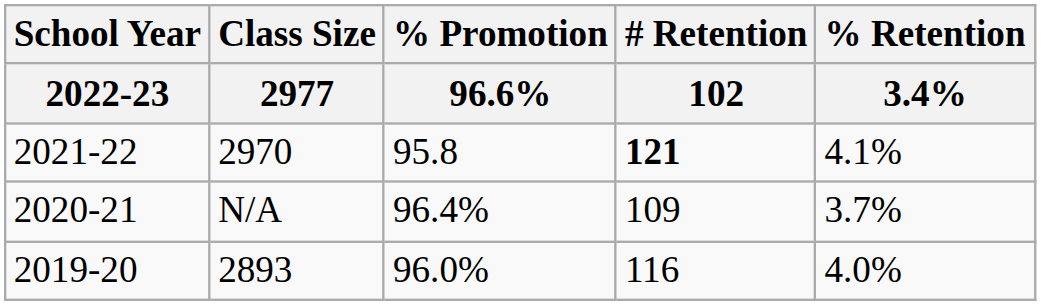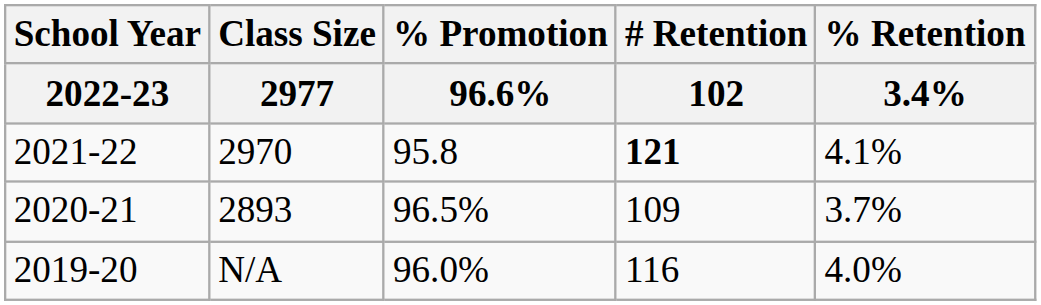(250, 210) N/A -> (255, 210) 2893
(441, 210) 96.4% -> (441, 210) 96.5%
(255, 269) 2893 -> (250, 269) N/A
